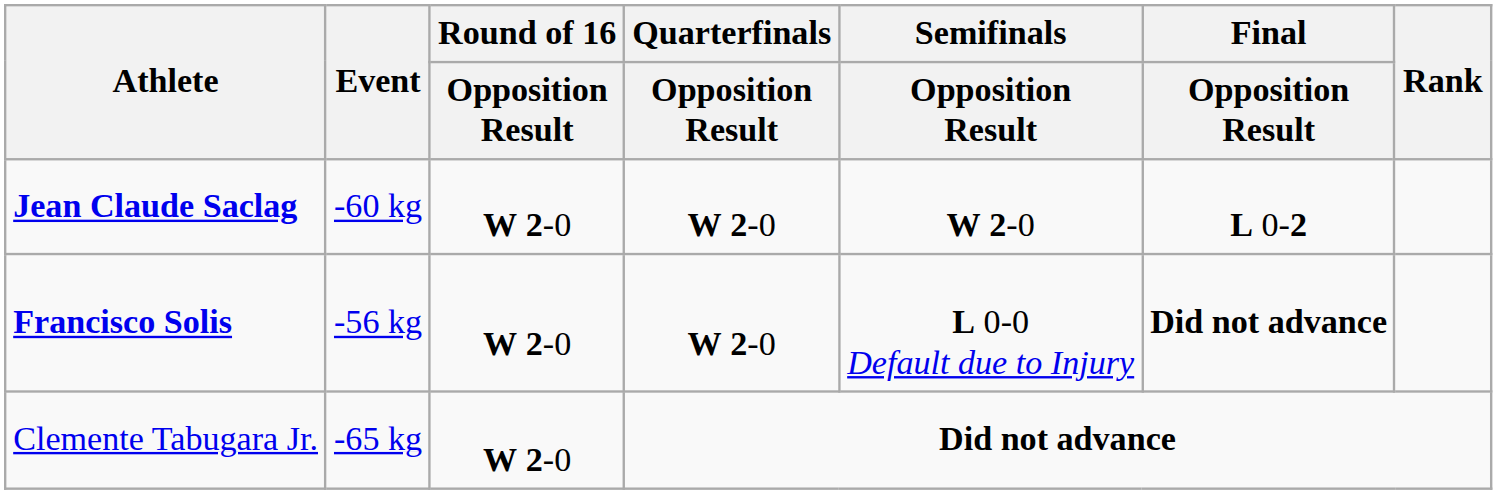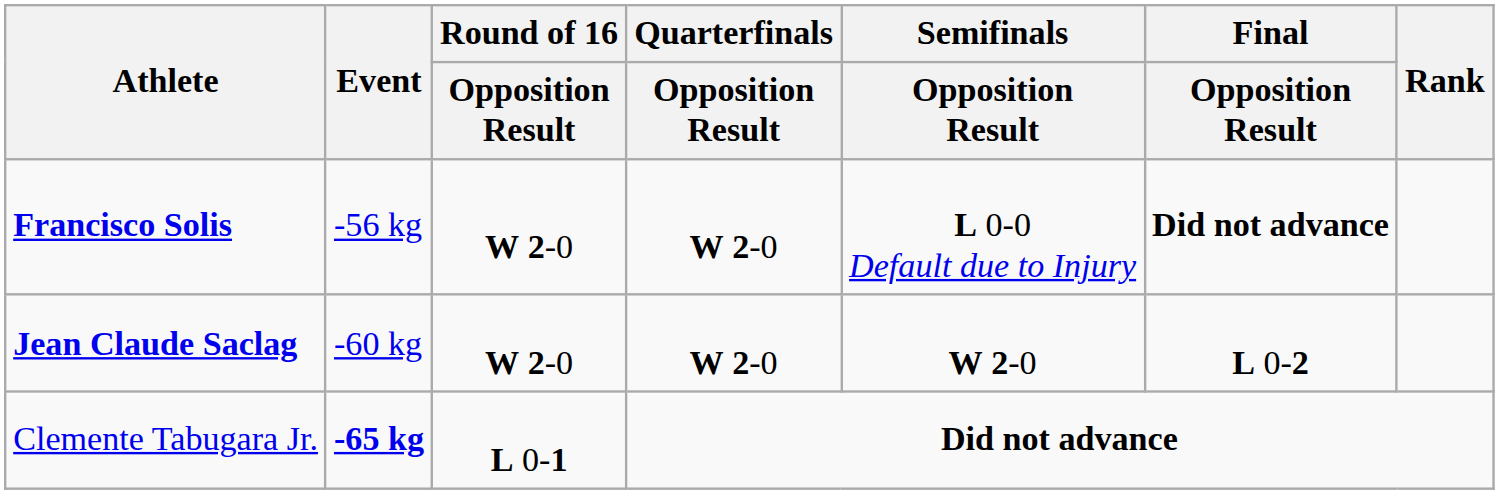rows swapped: (123, 322) <-> (155, 206)
(378, 439) normal -> (379, 439) bold
(527, 459) W 2-0 -> (529, 459) L 0-1
